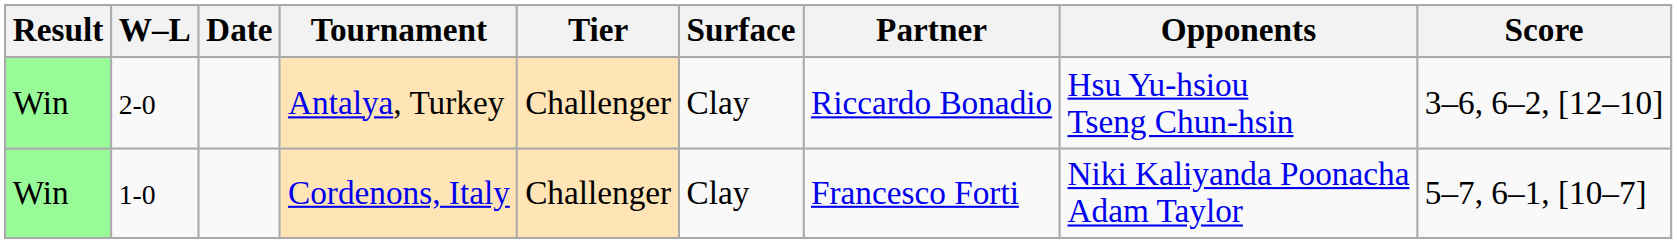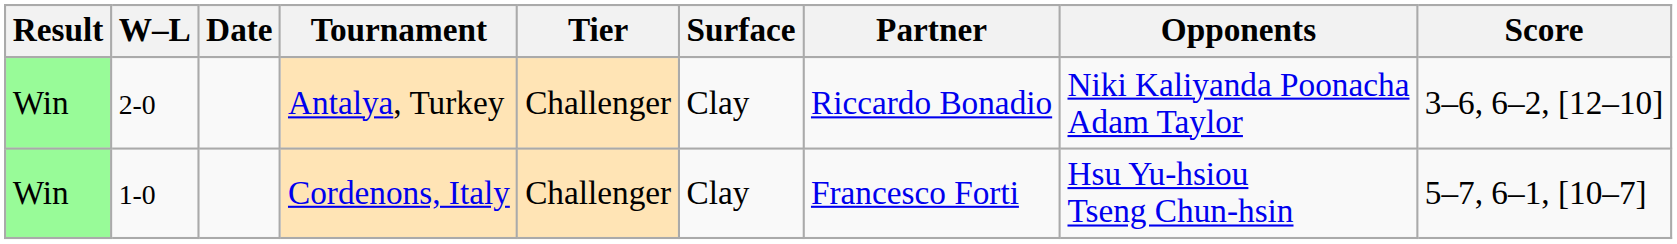(1180, 102) Hsu Yu-hsiou Tseng Chun-hsin -> (1238, 102) Niki Kaliyanda Poonacha Adam Taylor
(1238, 192) Niki Kaliyanda Poonacha Adam Taylor -> (1180, 192) Hsu Yu-hsiou Tseng Chun-hsin
